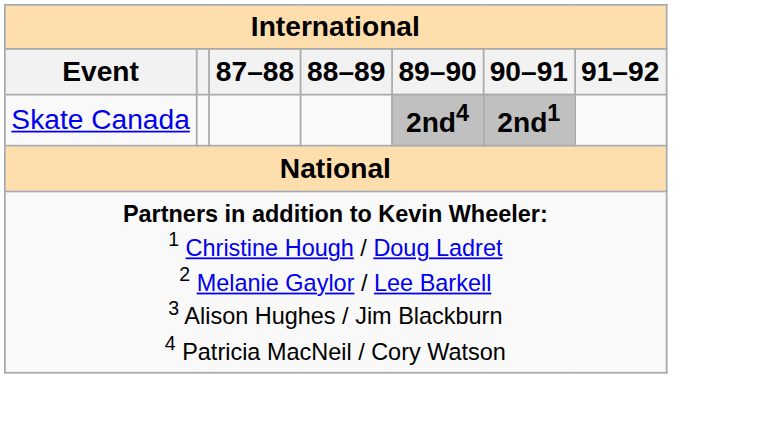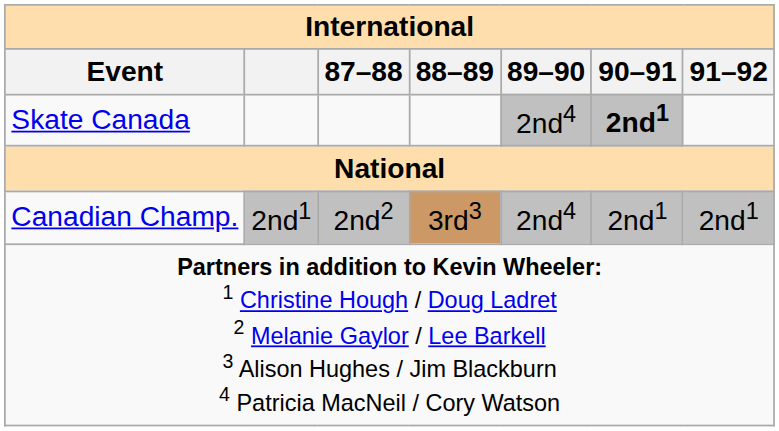(438, 119) bold -> (546, 119) normal
+ row: (125, 216)
